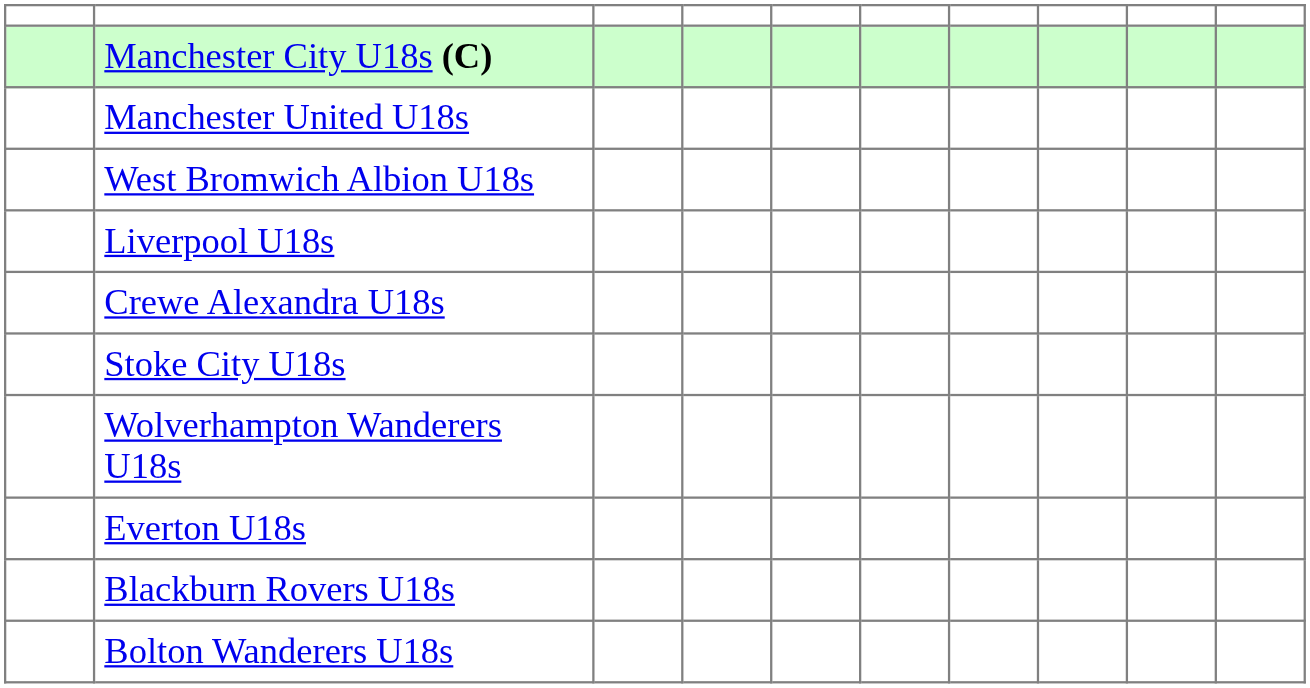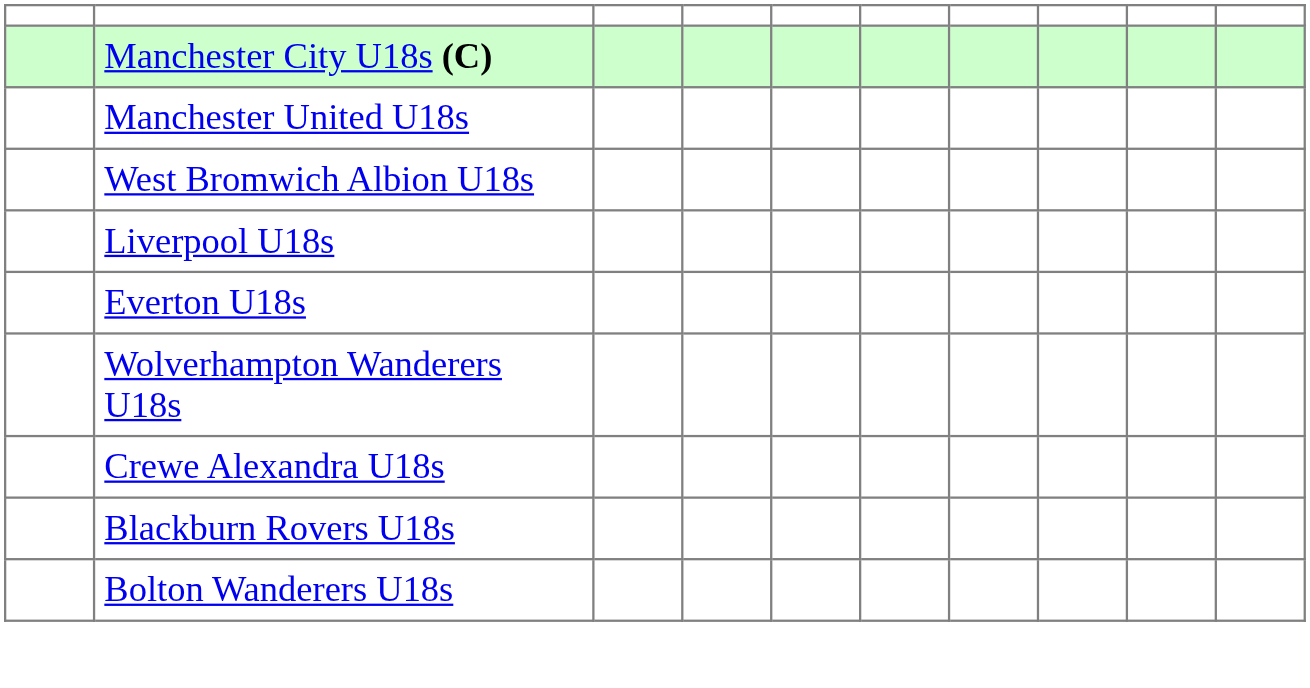rows swapped: (205, 527) <-> (275, 302)
- row: (225, 363)
